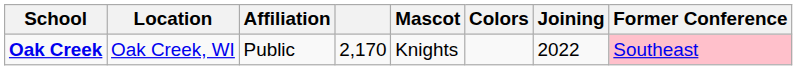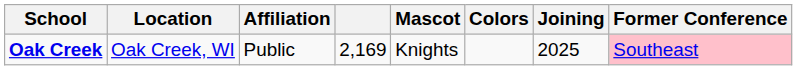(363, 49) 2,170 -> (363, 49) 2,169
(559, 49) 2022 -> (559, 49) 2025
